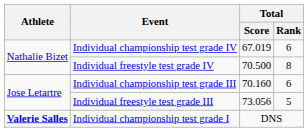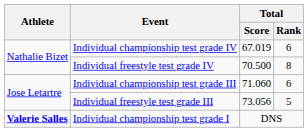(257, 83) 70.160 -> (257, 83) 71.060
